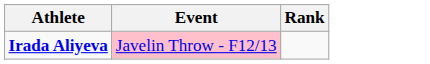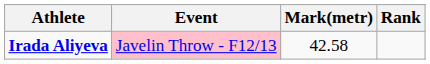+ column: (329, 18)
